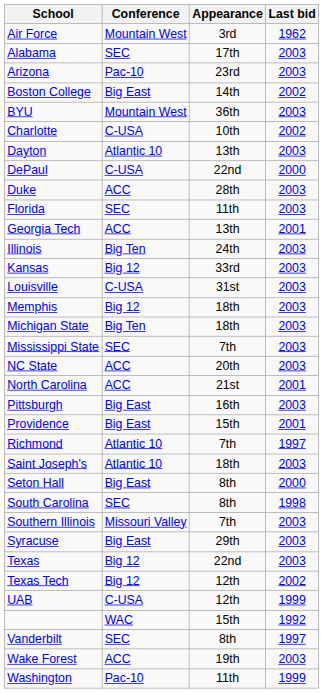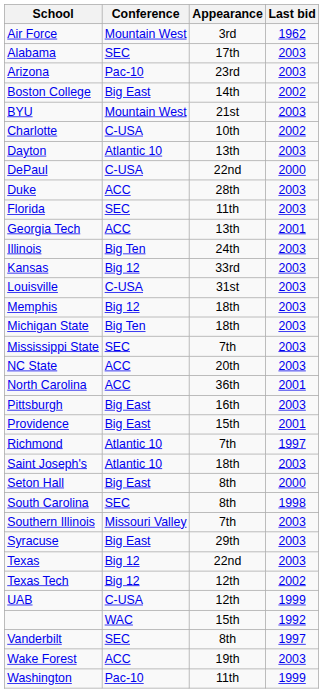(228, 111) 36th -> (228, 111) 21st
(228, 385) 21st -> (228, 385) 36th
